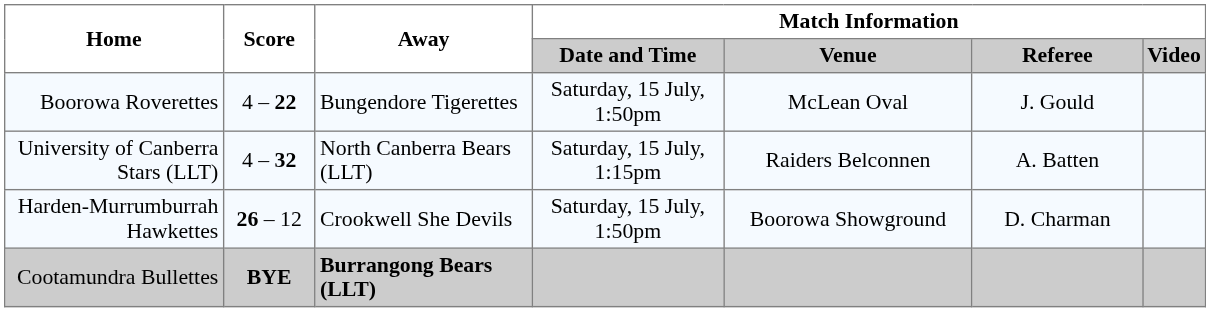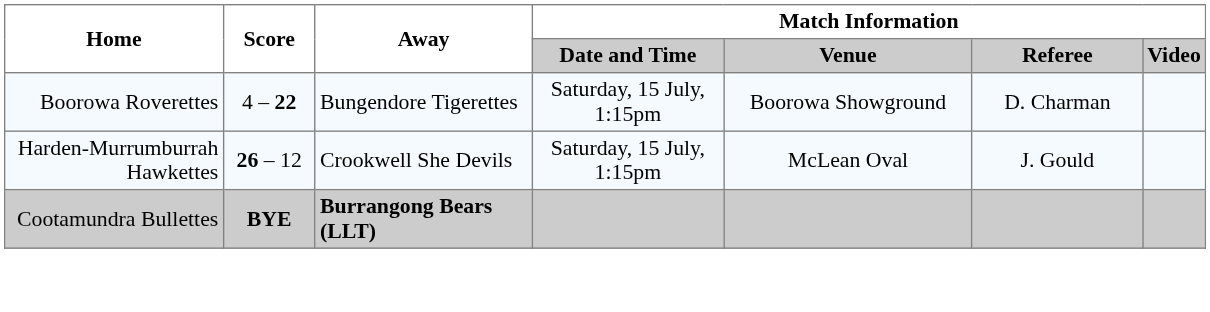(628, 101) Saturday, 15 July, 1:50pm -> (628, 101) Saturday, 15 July, 1:15pm
(848, 101) McLean Oval -> (848, 101) Boorowa Showground
(1057, 101) J. Gould -> (1057, 101) D. Charman
- row: (118, 160)
(628, 218) Saturday, 15 July, 1:50pm -> (628, 160) Saturday, 15 July, 1:15pm
(848, 218) Boorowa Showground -> (848, 160) McLean Oval
(1057, 218) D. Charman -> (1057, 160) J. Gould
